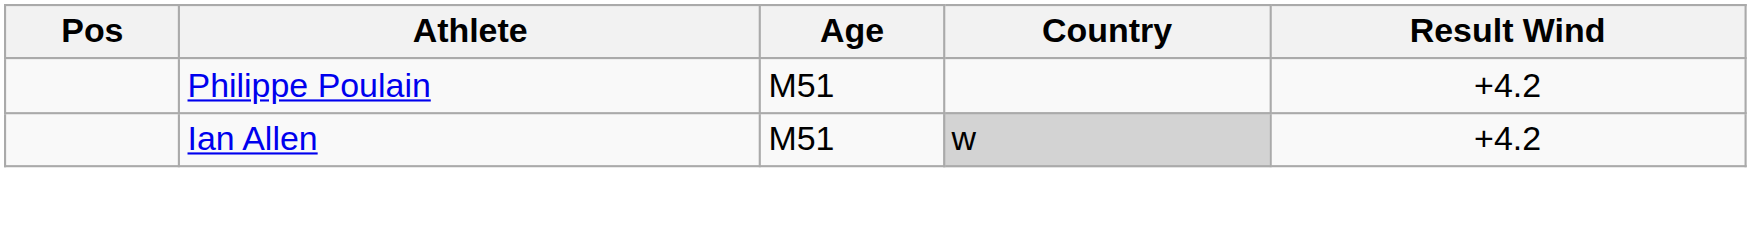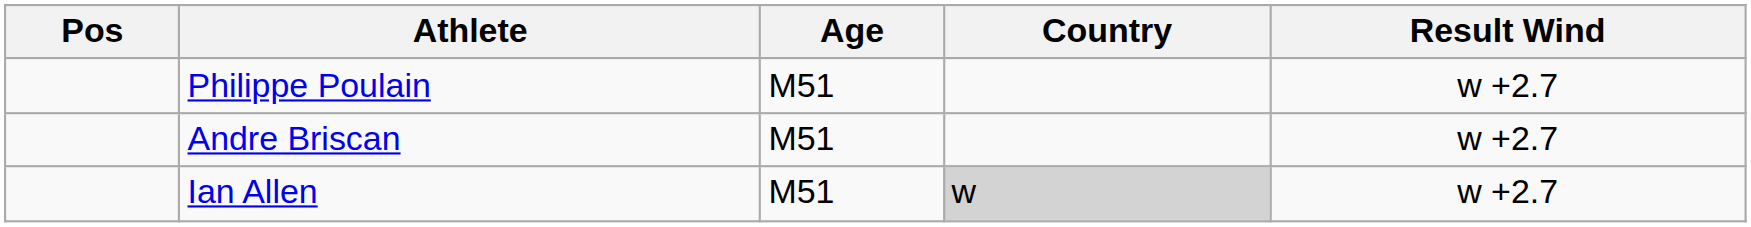(1508, 85) +4.2 -> (1508, 85) w +2.7
+ row: (294, 138)
(1508, 138) +4.2 -> (1508, 192) w +2.7
